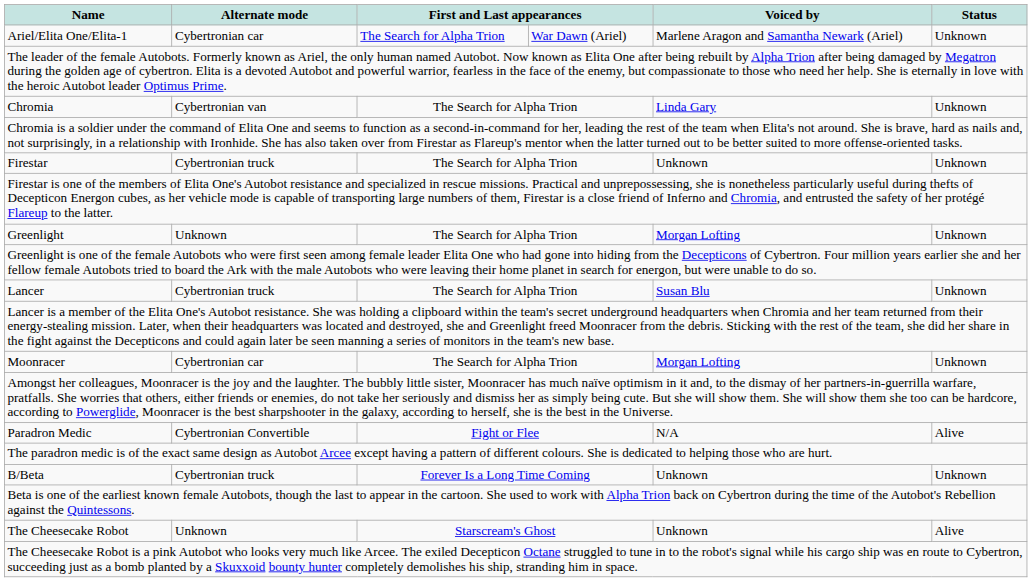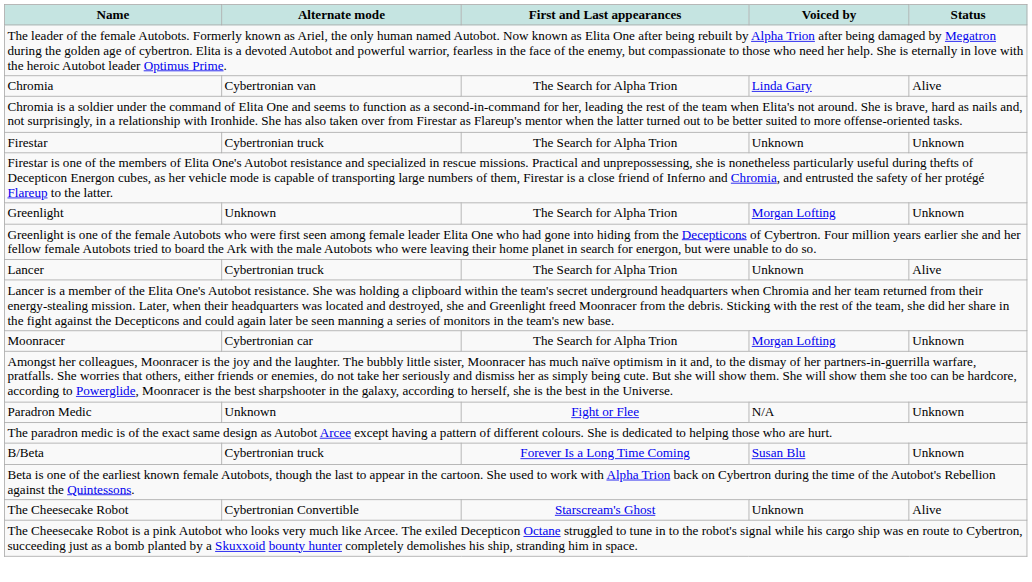- row: (67, 35)
(961, 106) Unknown -> (927, 86) Alive
(683, 290) Susan Blu -> (778, 269) Unknown
(961, 290) Unknown -> (927, 269) Alive
(242, 433) Cybertronian Convertible -> (250, 412) Unknown
(949, 433) Alive -> (938, 412) Unknown
(682, 474) Unknown -> (779, 453) Susan Blu
(201, 530) Unknown -> (292, 510) Cybertronian Convertible
